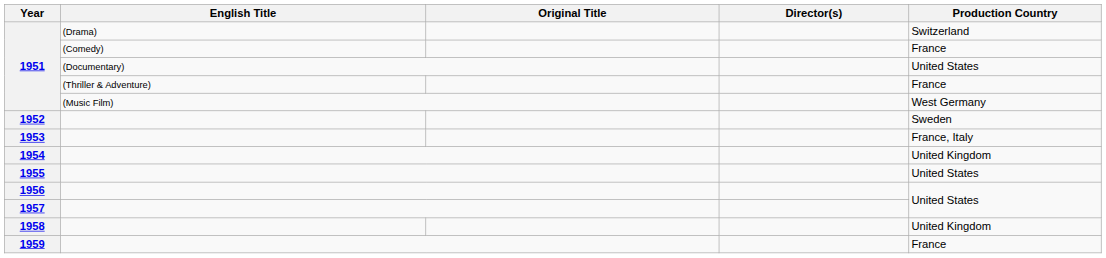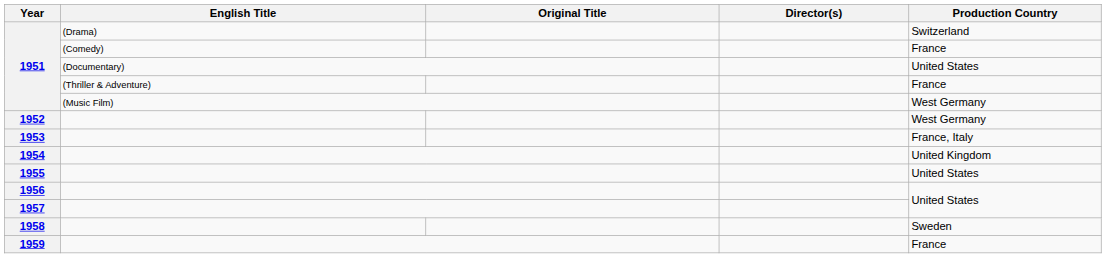(932, 119) Sweden -> (949, 119) West Germany
(951, 226) United Kingdom -> (932, 226) Sweden
